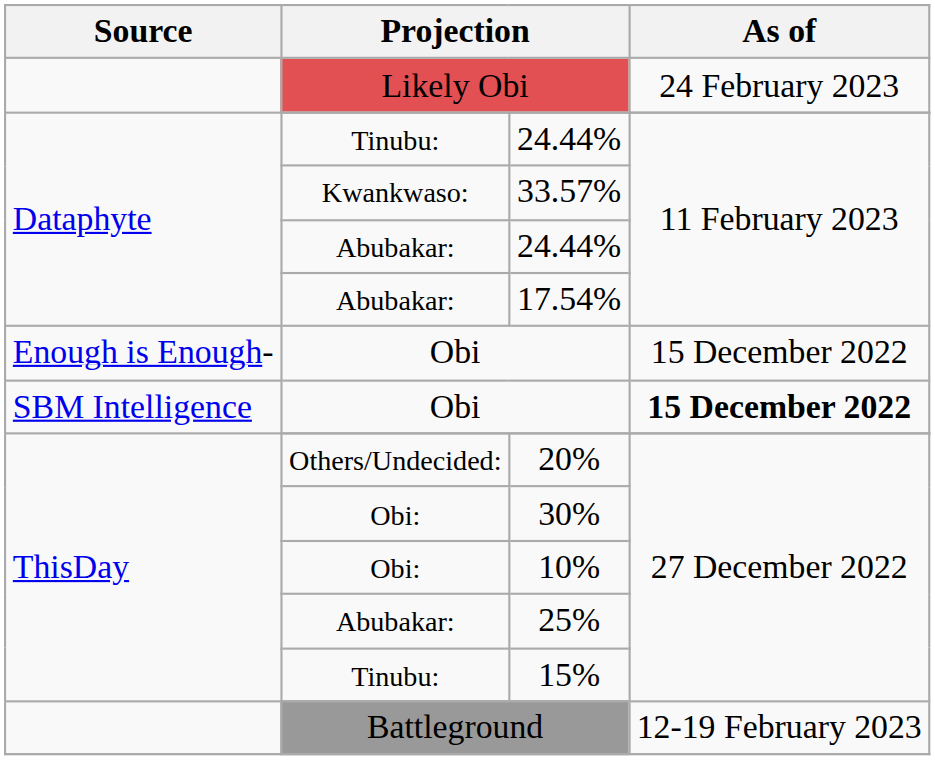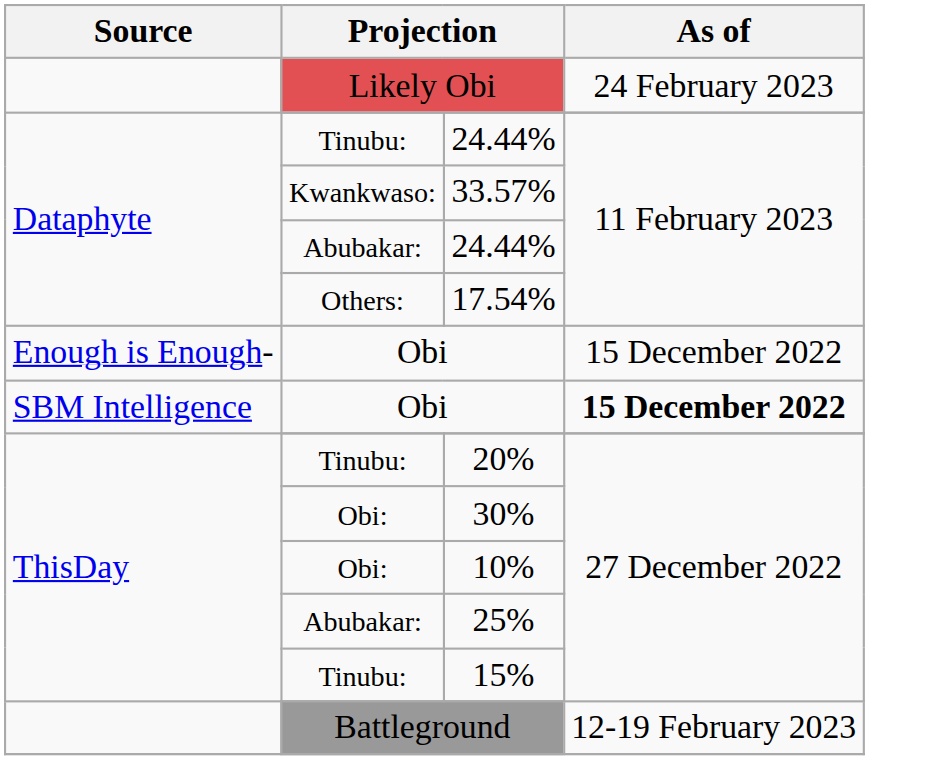(395, 301) Abubakar: -> (363, 301) Others:
(395, 461) Others/Undecided: -> (363, 461) Tinubu:
